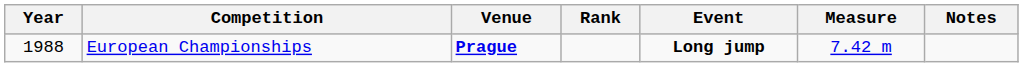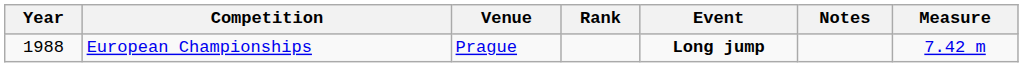columns swapped: (861, 19) <-> (971, 19)
(486, 47) bold -> (486, 47) normal
